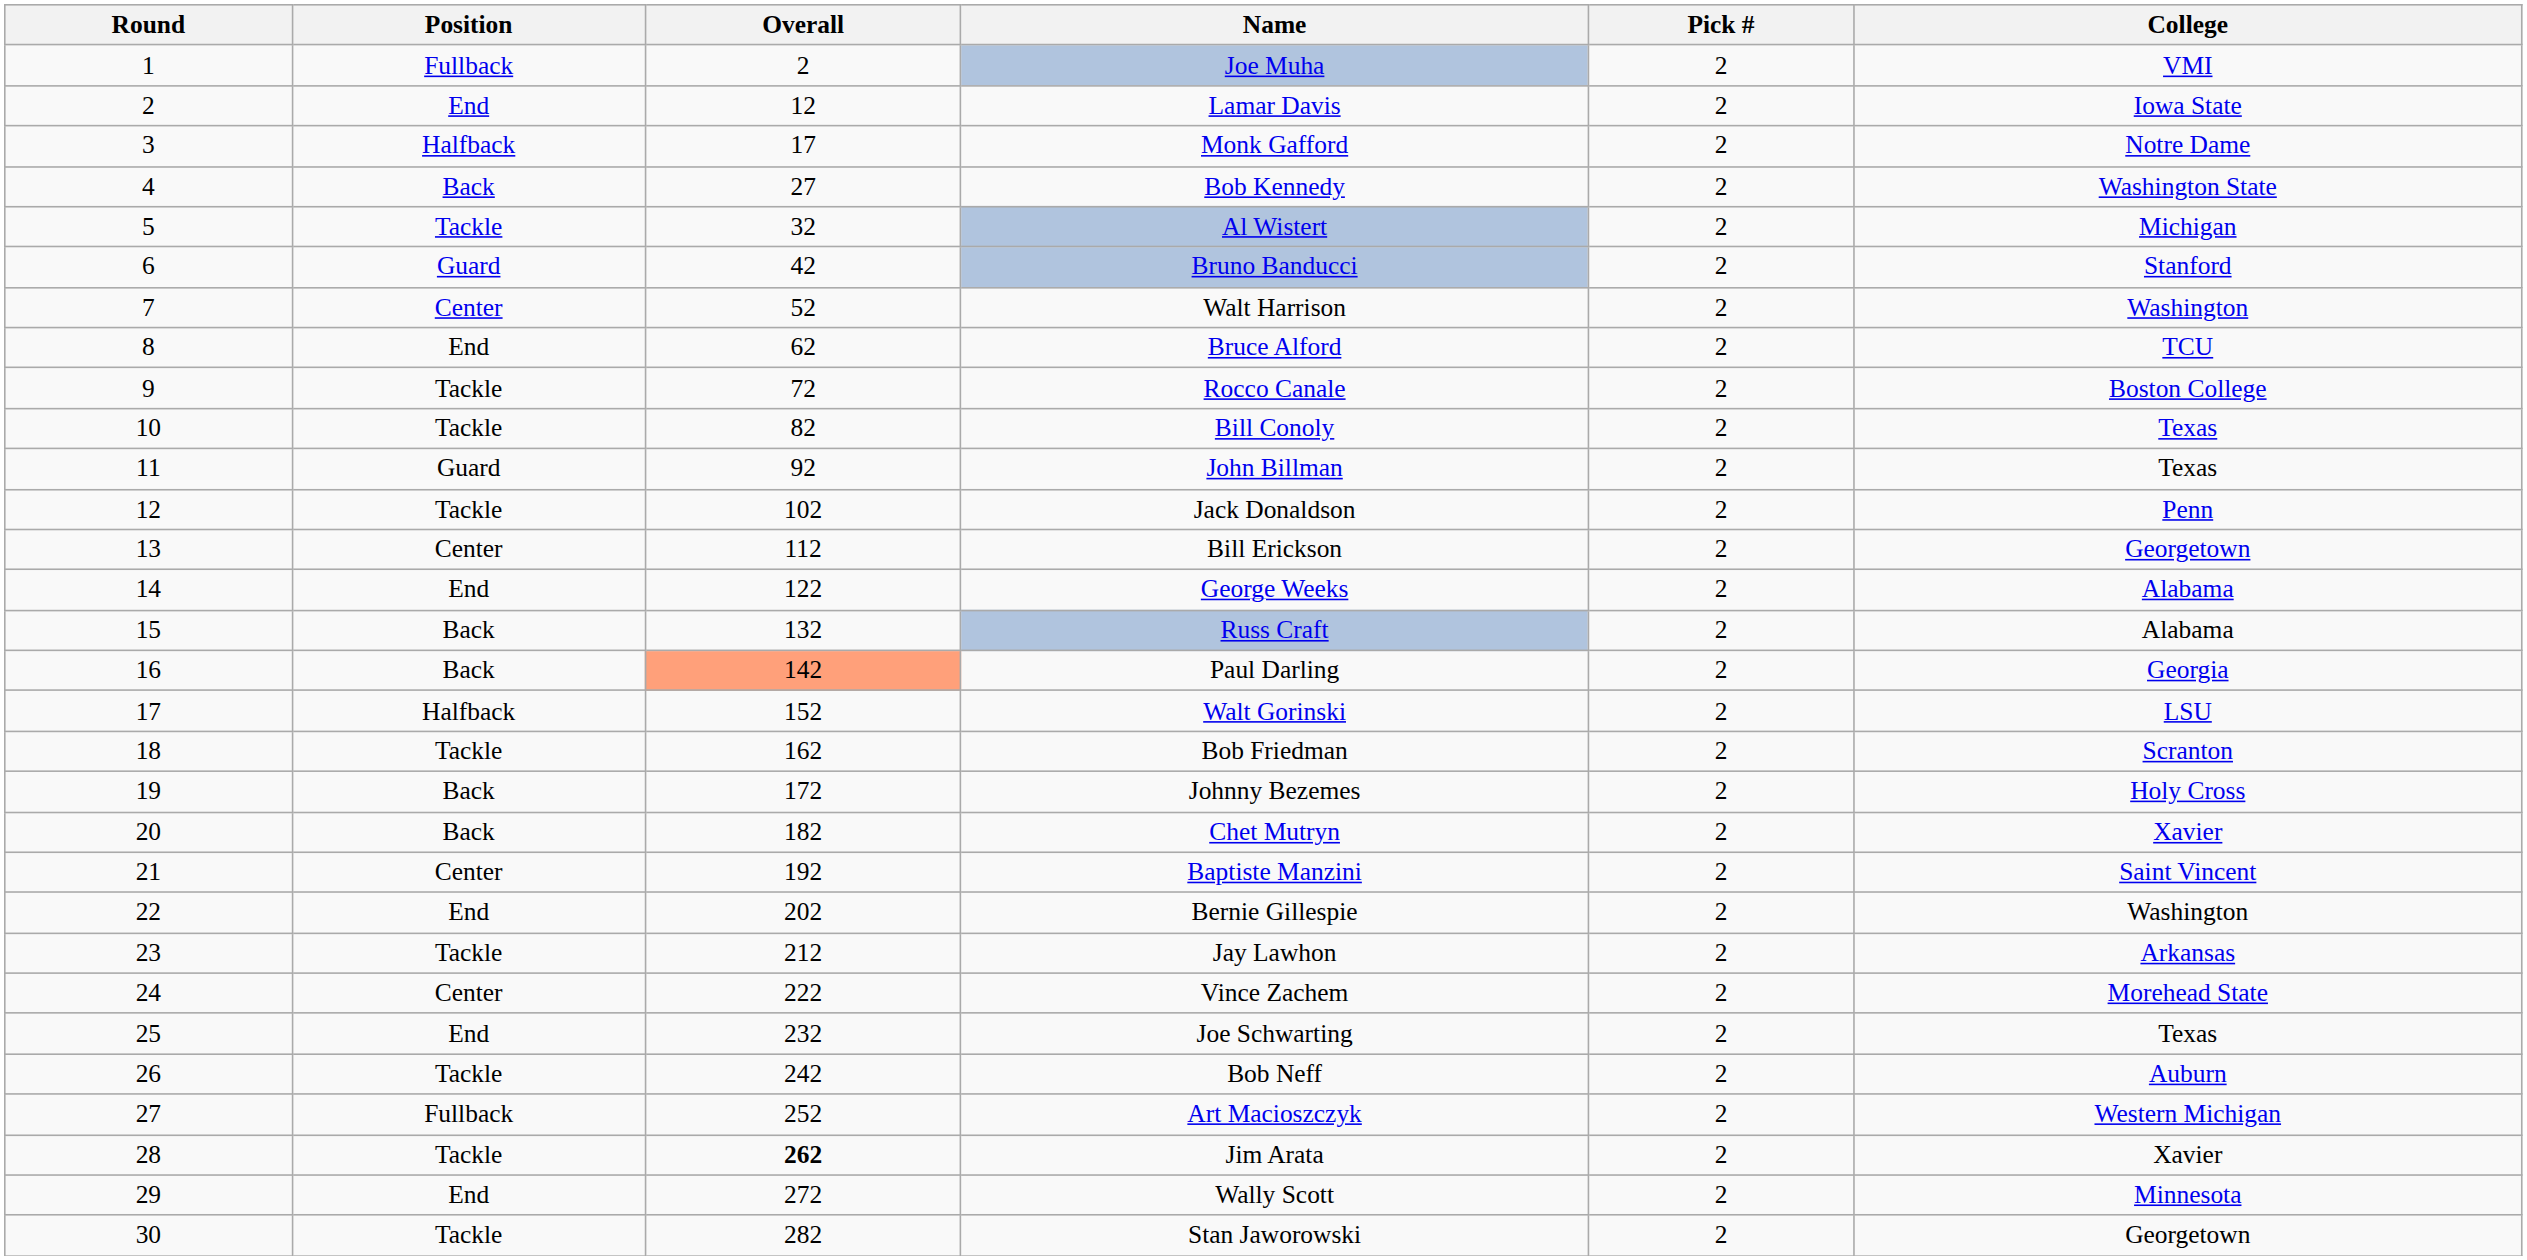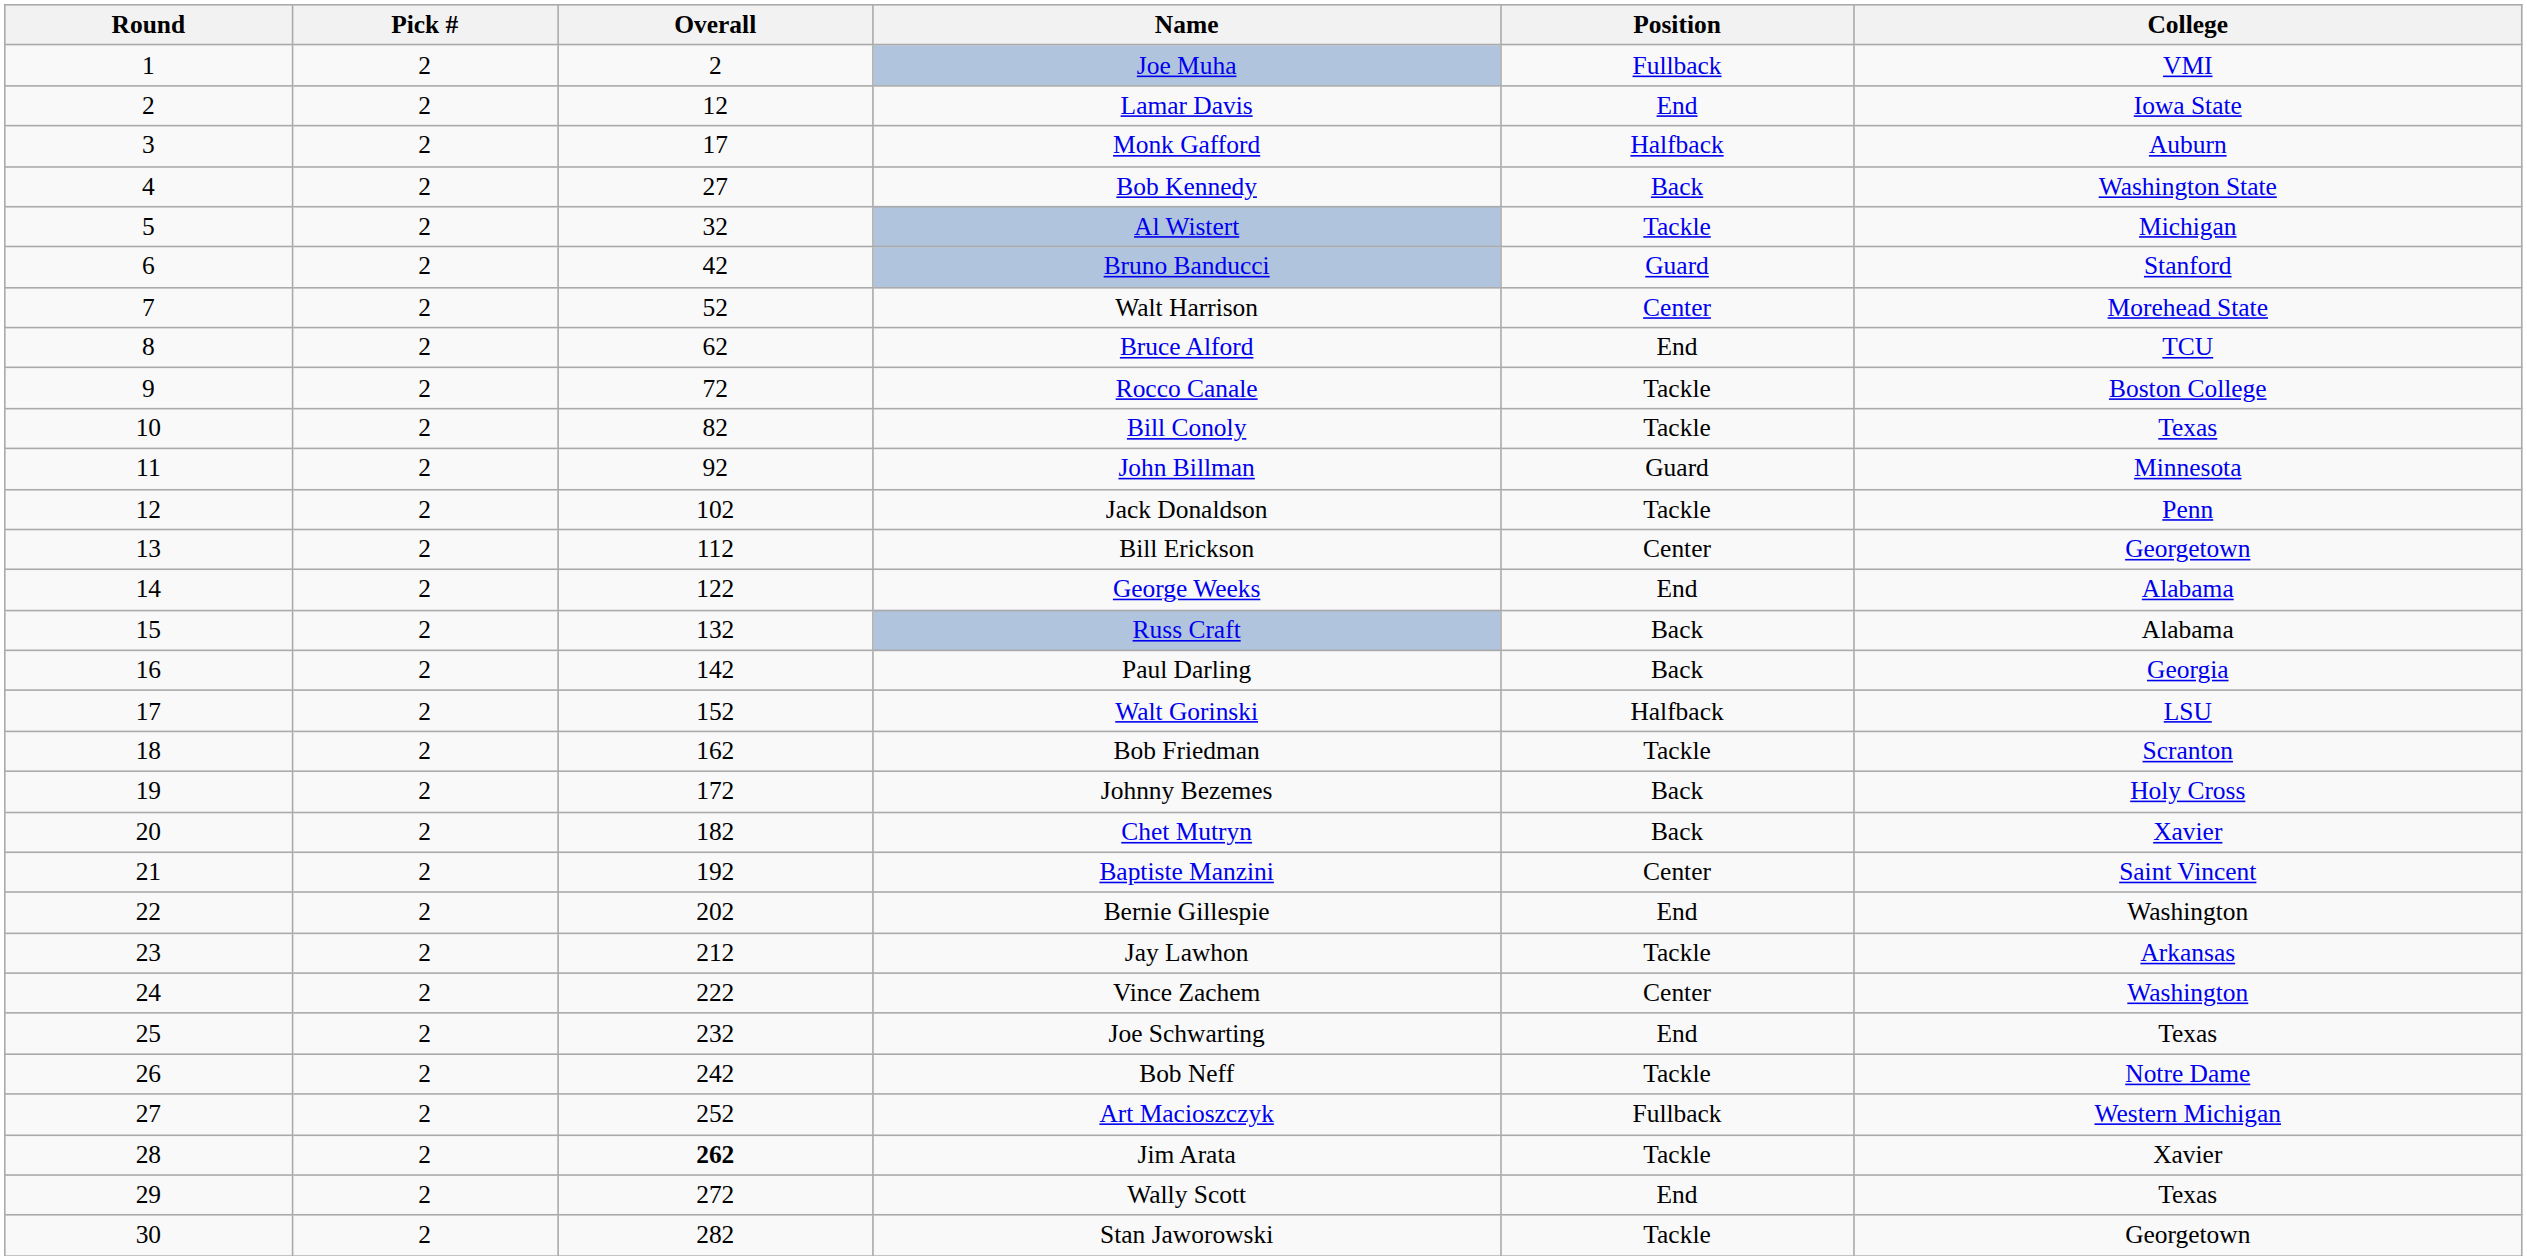columns swapped: (1721, 24) <-> (469, 24)
(2188, 145) Notre Dame -> (2188, 145) Auburn
(2188, 307) Washington -> (2188, 307) Morehead State
(2188, 468) Texas -> (2188, 468) Minnesota
(803, 670) lightsalmon background -> (715, 670) no background
(2188, 992) Morehead State -> (2188, 992) Washington
(2188, 1073) Auburn -> (2188, 1073) Notre Dame
(2188, 1194) Minnesota -> (2188, 1194) Texas
